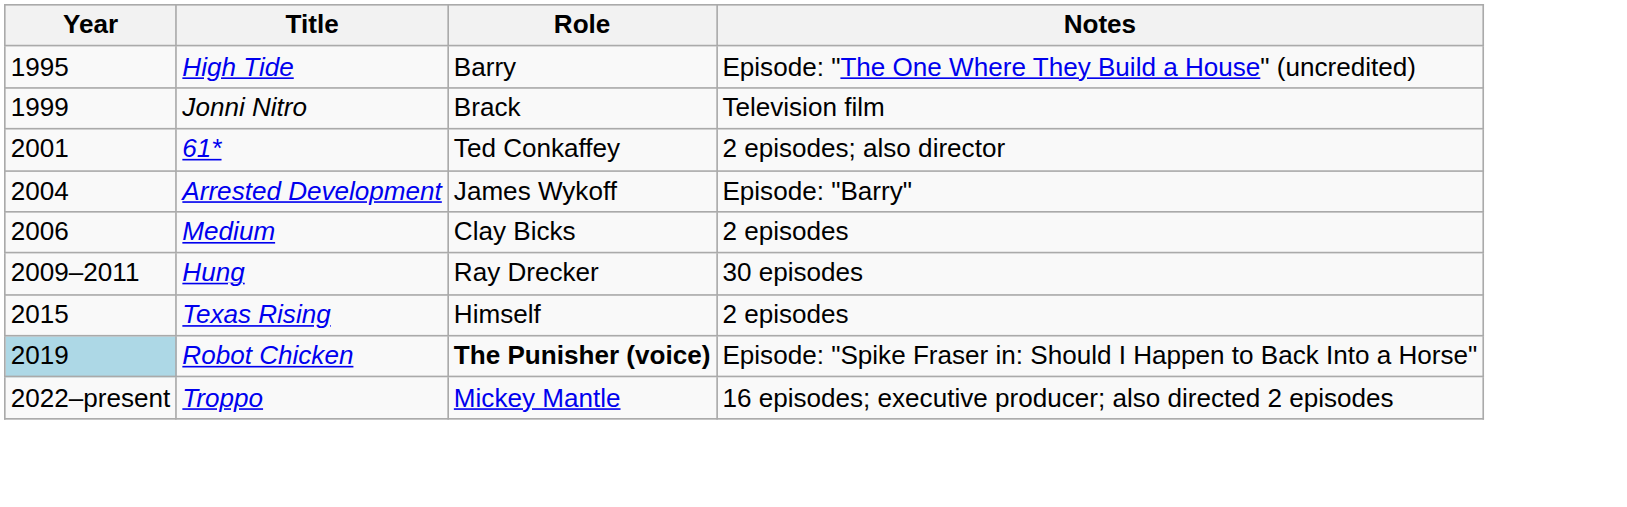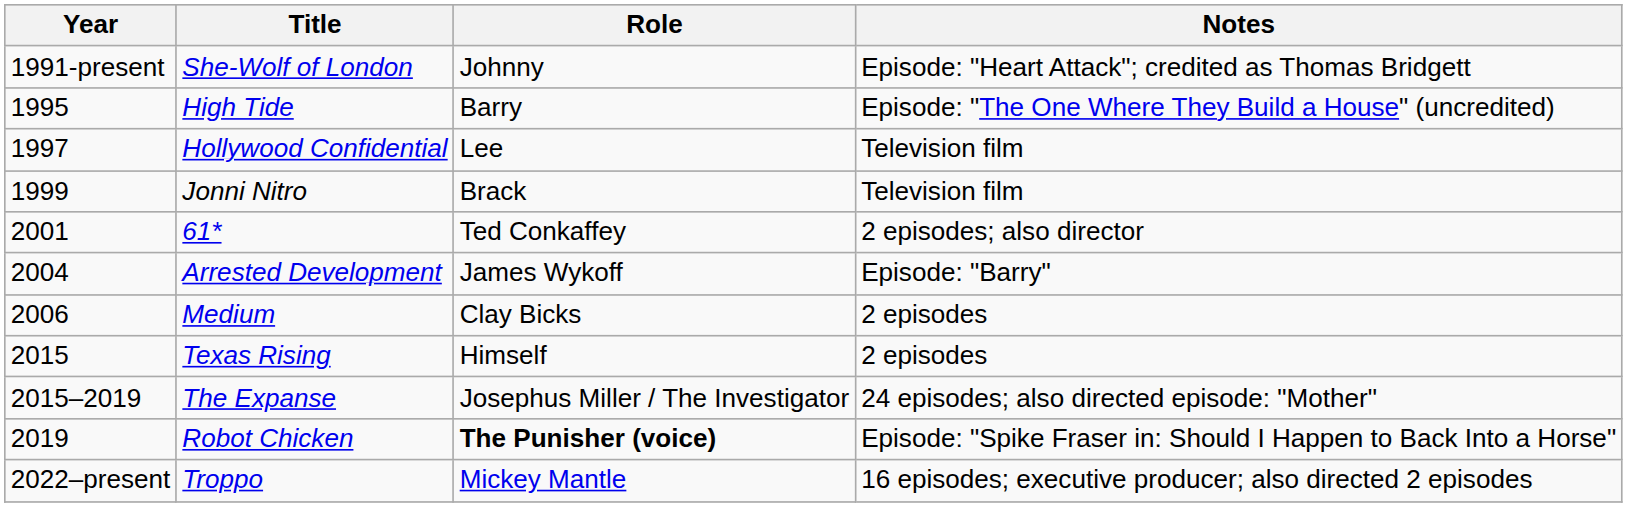+ row: (298, 66)
+ row: (315, 149)
- row: (214, 273)
+ row: (259, 397)
(40, 356) lightblue background -> (40, 438) no background
